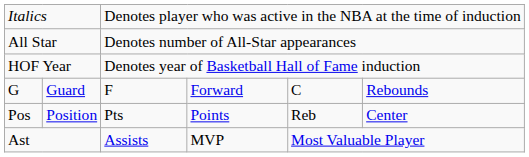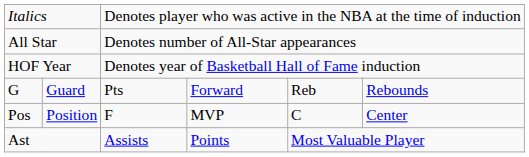(109, 90) F -> (114, 90) Pts
(296, 90) C -> (304, 90) Reb
(114, 115) Pts -> (109, 115) F
(210, 115) Points -> (207, 115) MVP
(304, 115) Reb -> (296, 115) C
(207, 139) MVP -> (210, 139) Points
